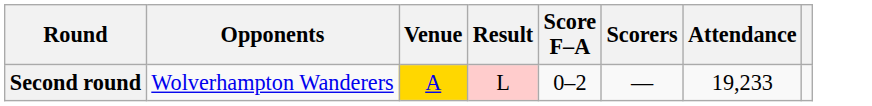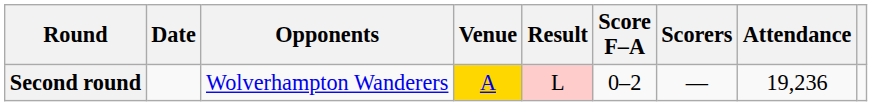+ column: (174, 34)
(742, 82) 19,233 -> (797, 82) 19,236
